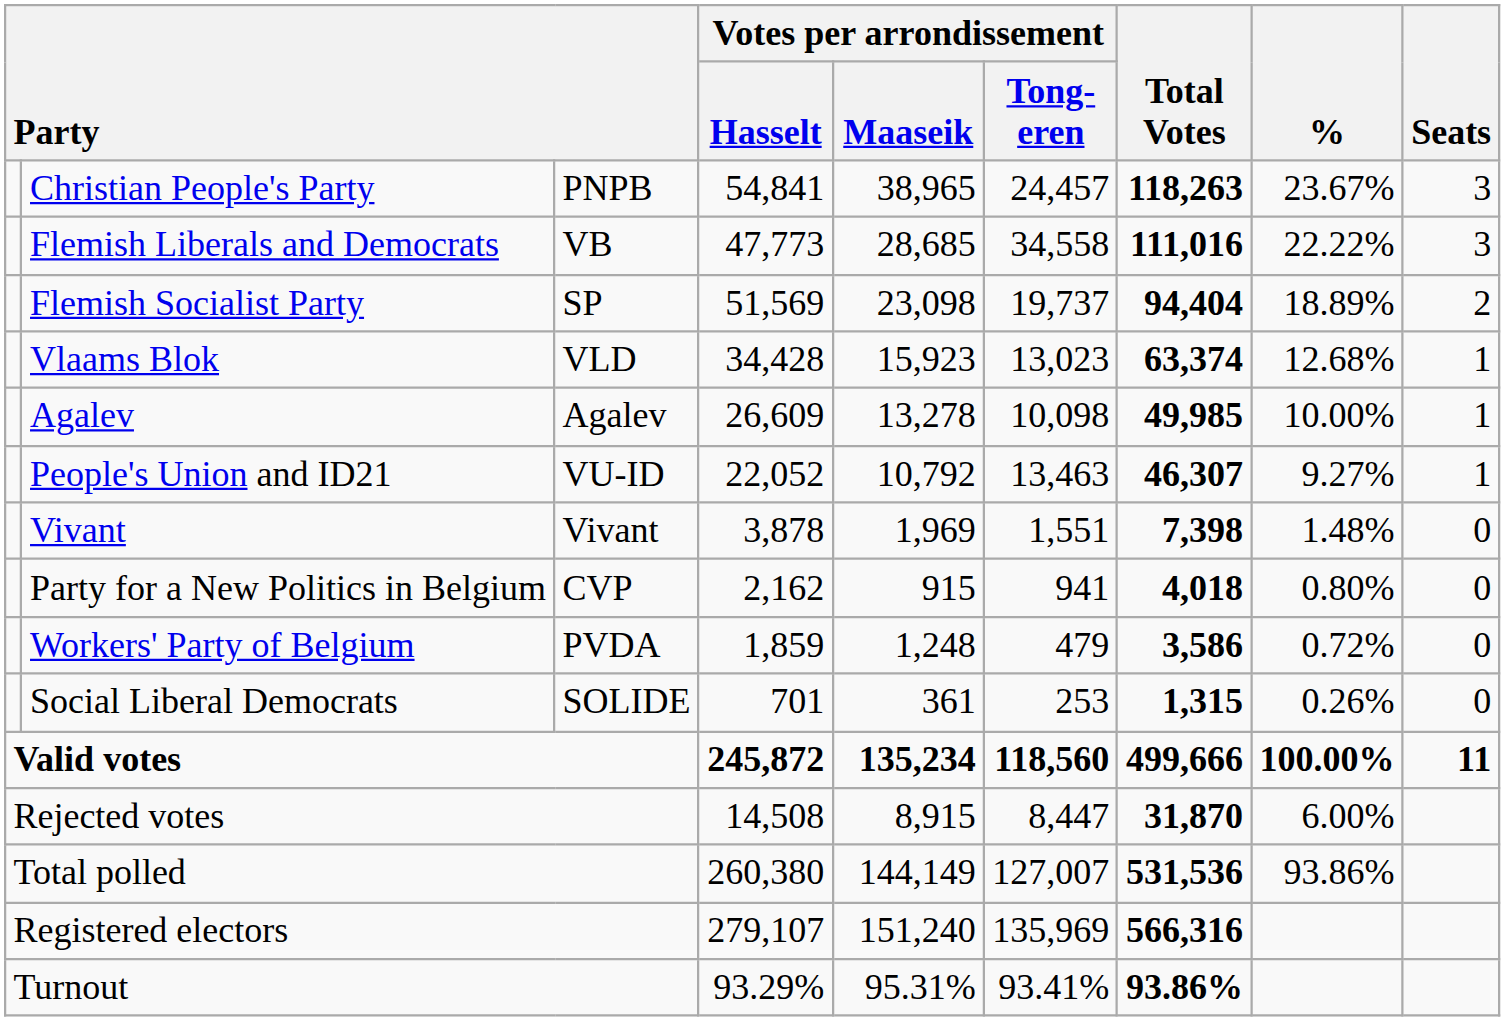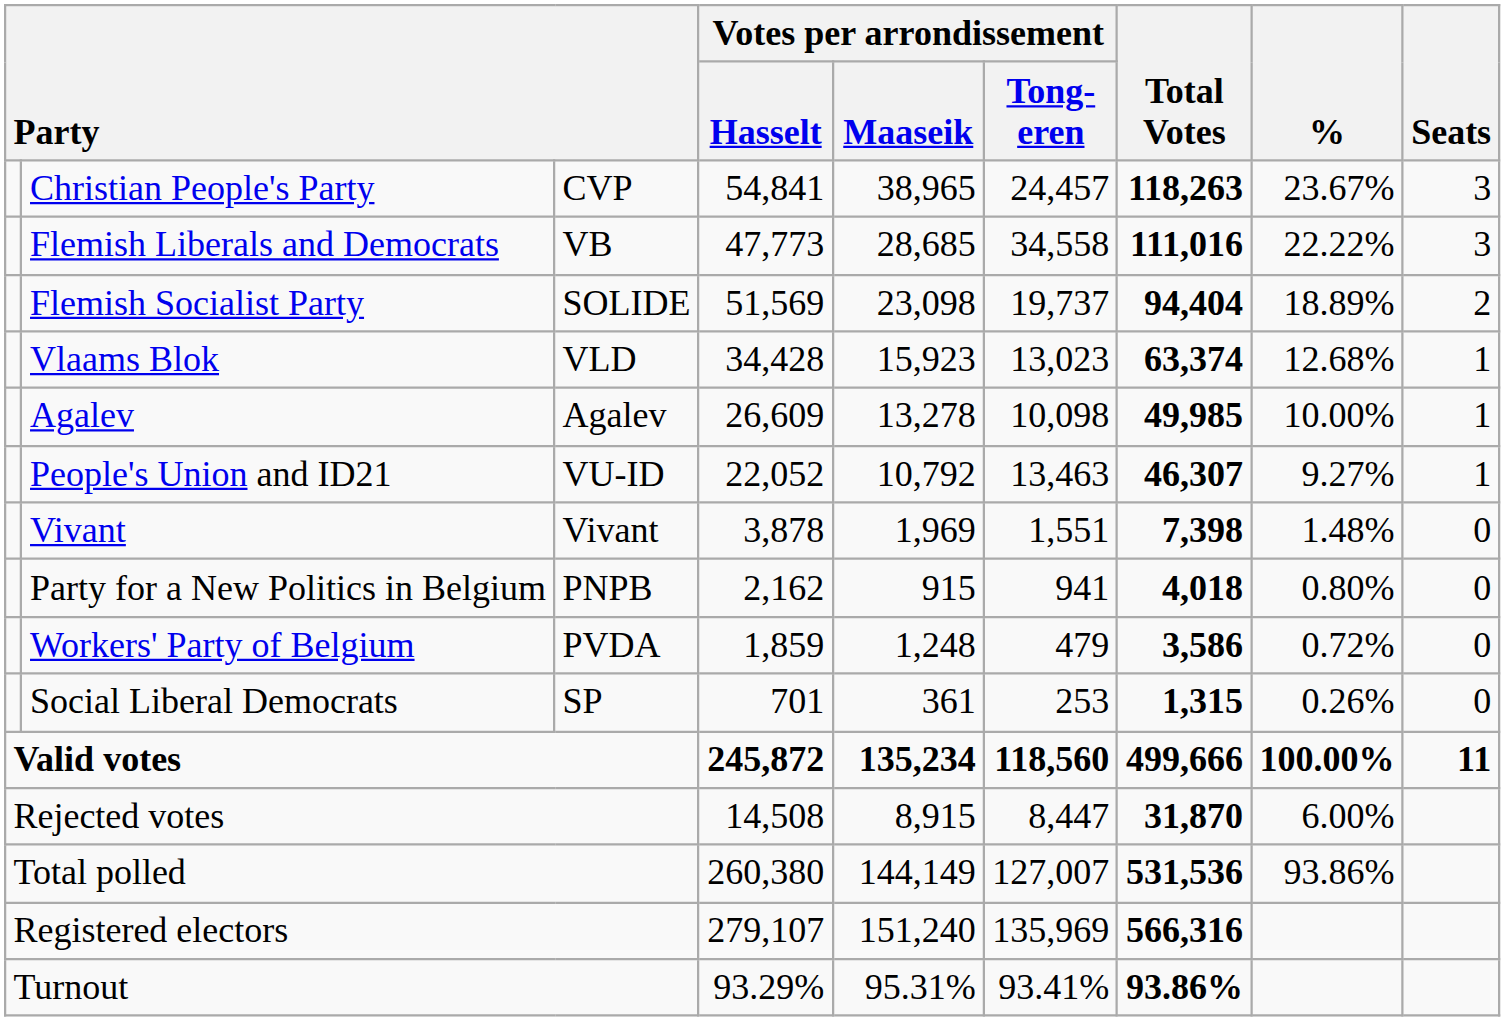(608, 187) PNPB -> (598, 187) CVP
(583, 301) SP -> (627, 301) SOLIDE
(598, 587) CVP -> (608, 587) PNPB
(627, 701) SOLIDE -> (583, 701) SP
